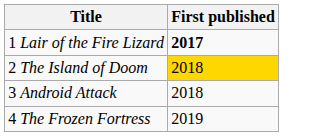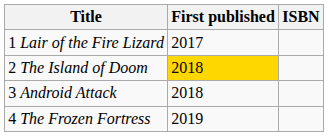+ column: (301, 17)
(187, 42) bold -> (187, 42) normal
